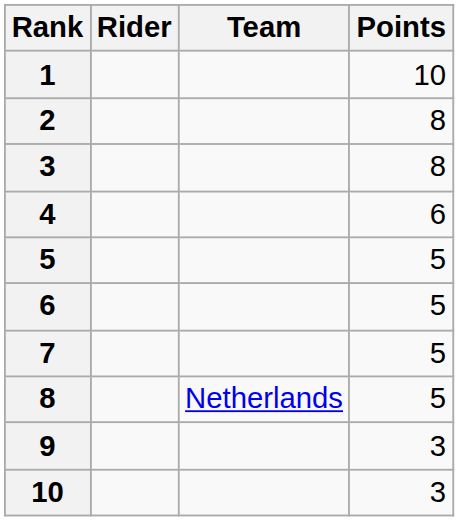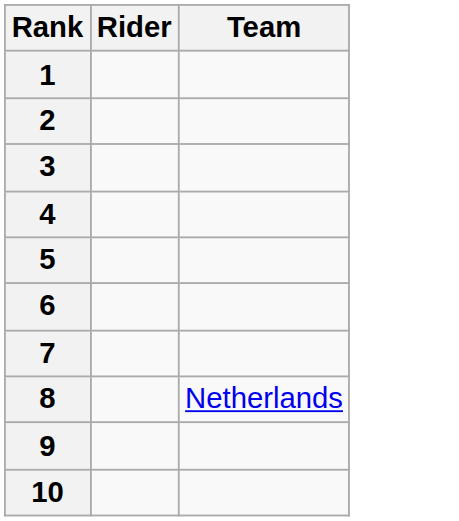- column: (401, 27)
